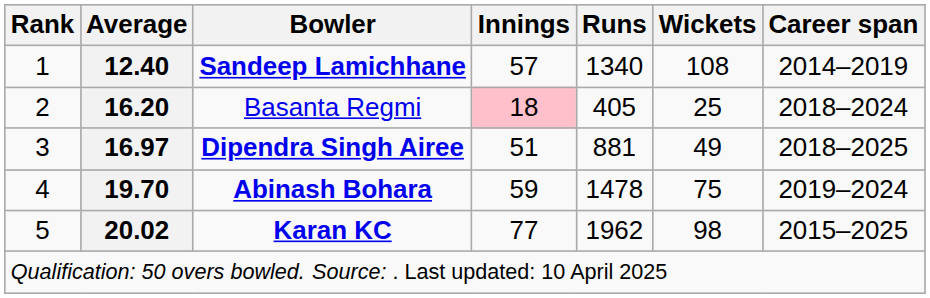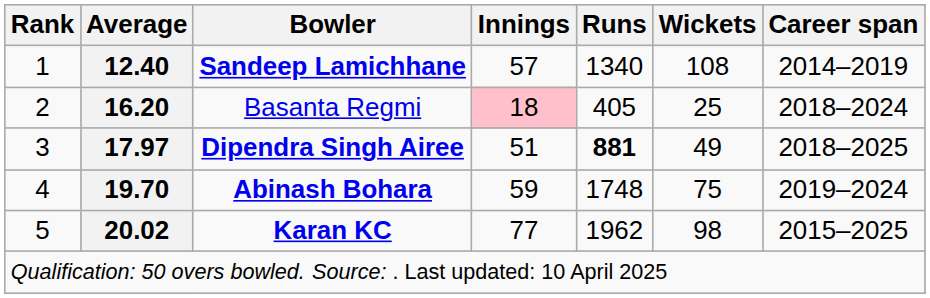(137, 148) 16.97 -> (137, 148) 17.97
(614, 148) normal -> (614, 148) bold
(614, 189) 1478 -> (614, 189) 1748
